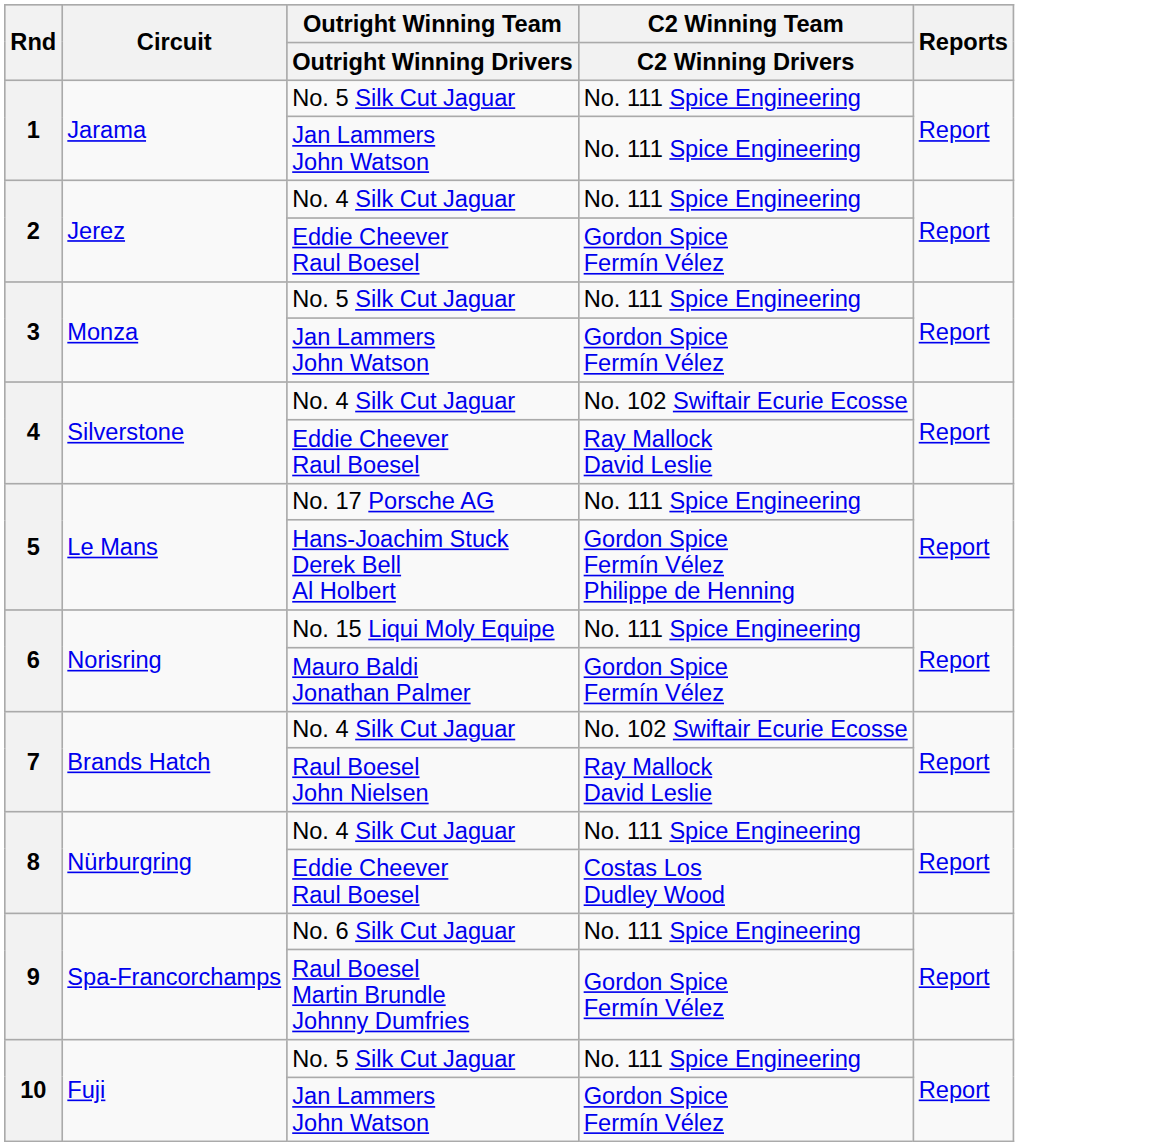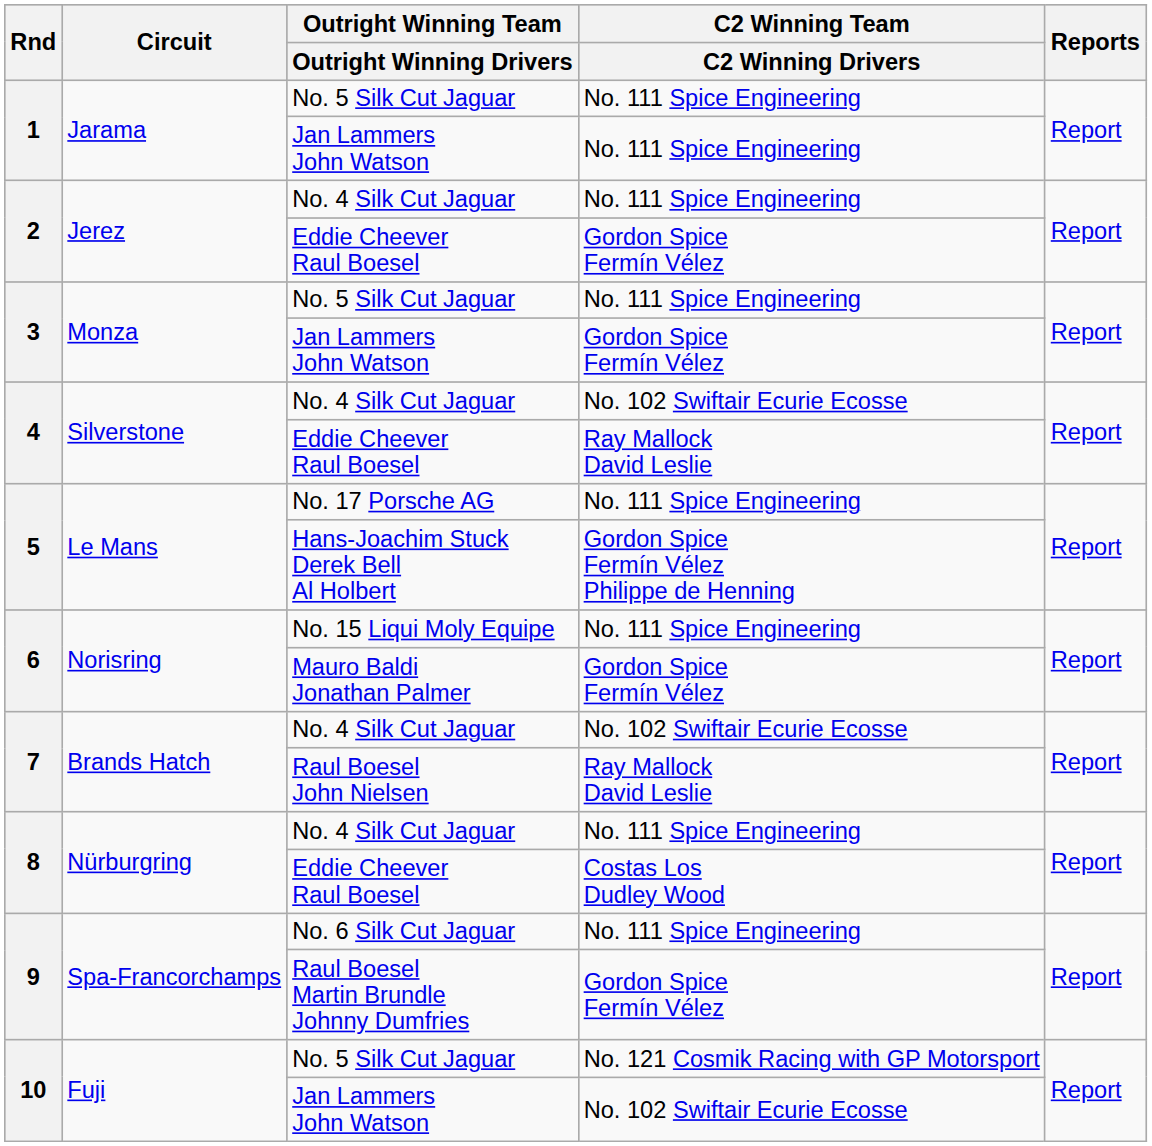(722, 1059) No. 111 Spice Engineering -> (812, 1059) No. 121 Cosmik Racing with GP Motorsport
(656, 1109) Gordon Spice Fermín Vélez -> (746, 1109) No. 102 Swiftair Ecurie Ecosse
